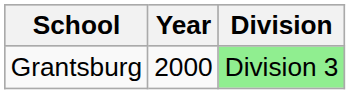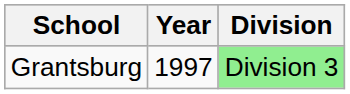(183, 66) 2000 -> (183, 66) 1997
